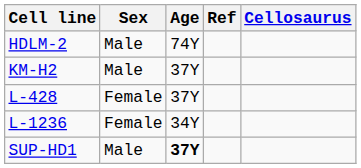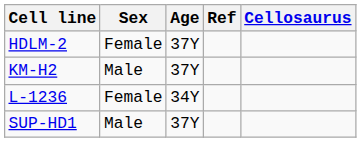(124, 44) Male -> (133, 44) Female
(185, 44) 74Y -> (185, 44) 37Y
- row: (33, 97)
(185, 150) bold -> (185, 124) normal
